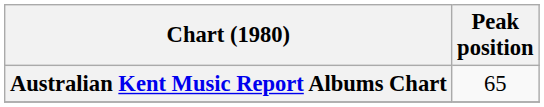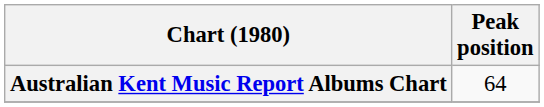(495, 83) 65 -> (495, 83) 64
